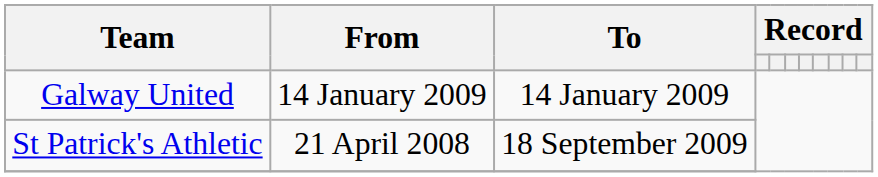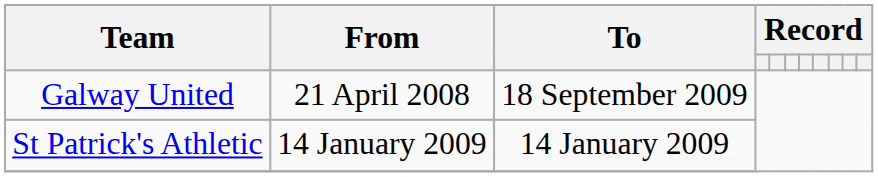(382, 94) 14 January 2009 -> (382, 94) 21 April 2008
(624, 94) 14 January 2009 -> (624, 94) 18 September 2009
(382, 144) 21 April 2008 -> (382, 144) 14 January 2009
(624, 144) 18 September 2009 -> (624, 144) 14 January 2009
